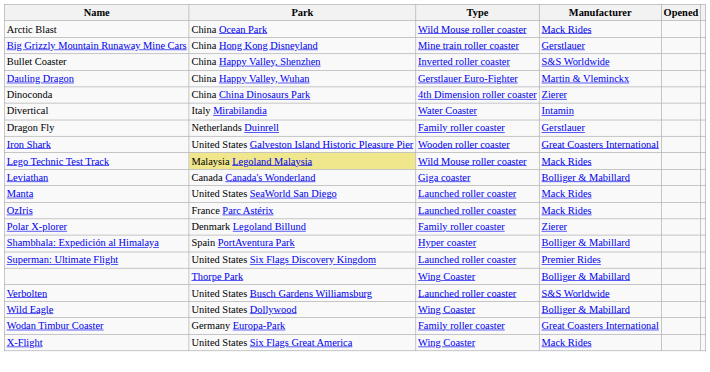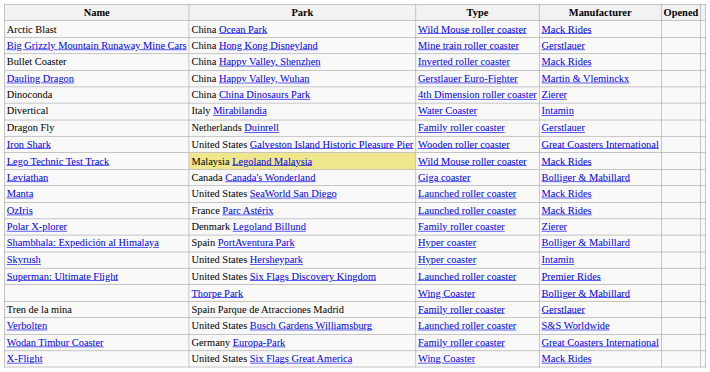(576, 62) S&S Worldwide -> (567, 62) Mack Rides
+ row: (24, 260)
+ row: (39, 309)
- row: (30, 309)
